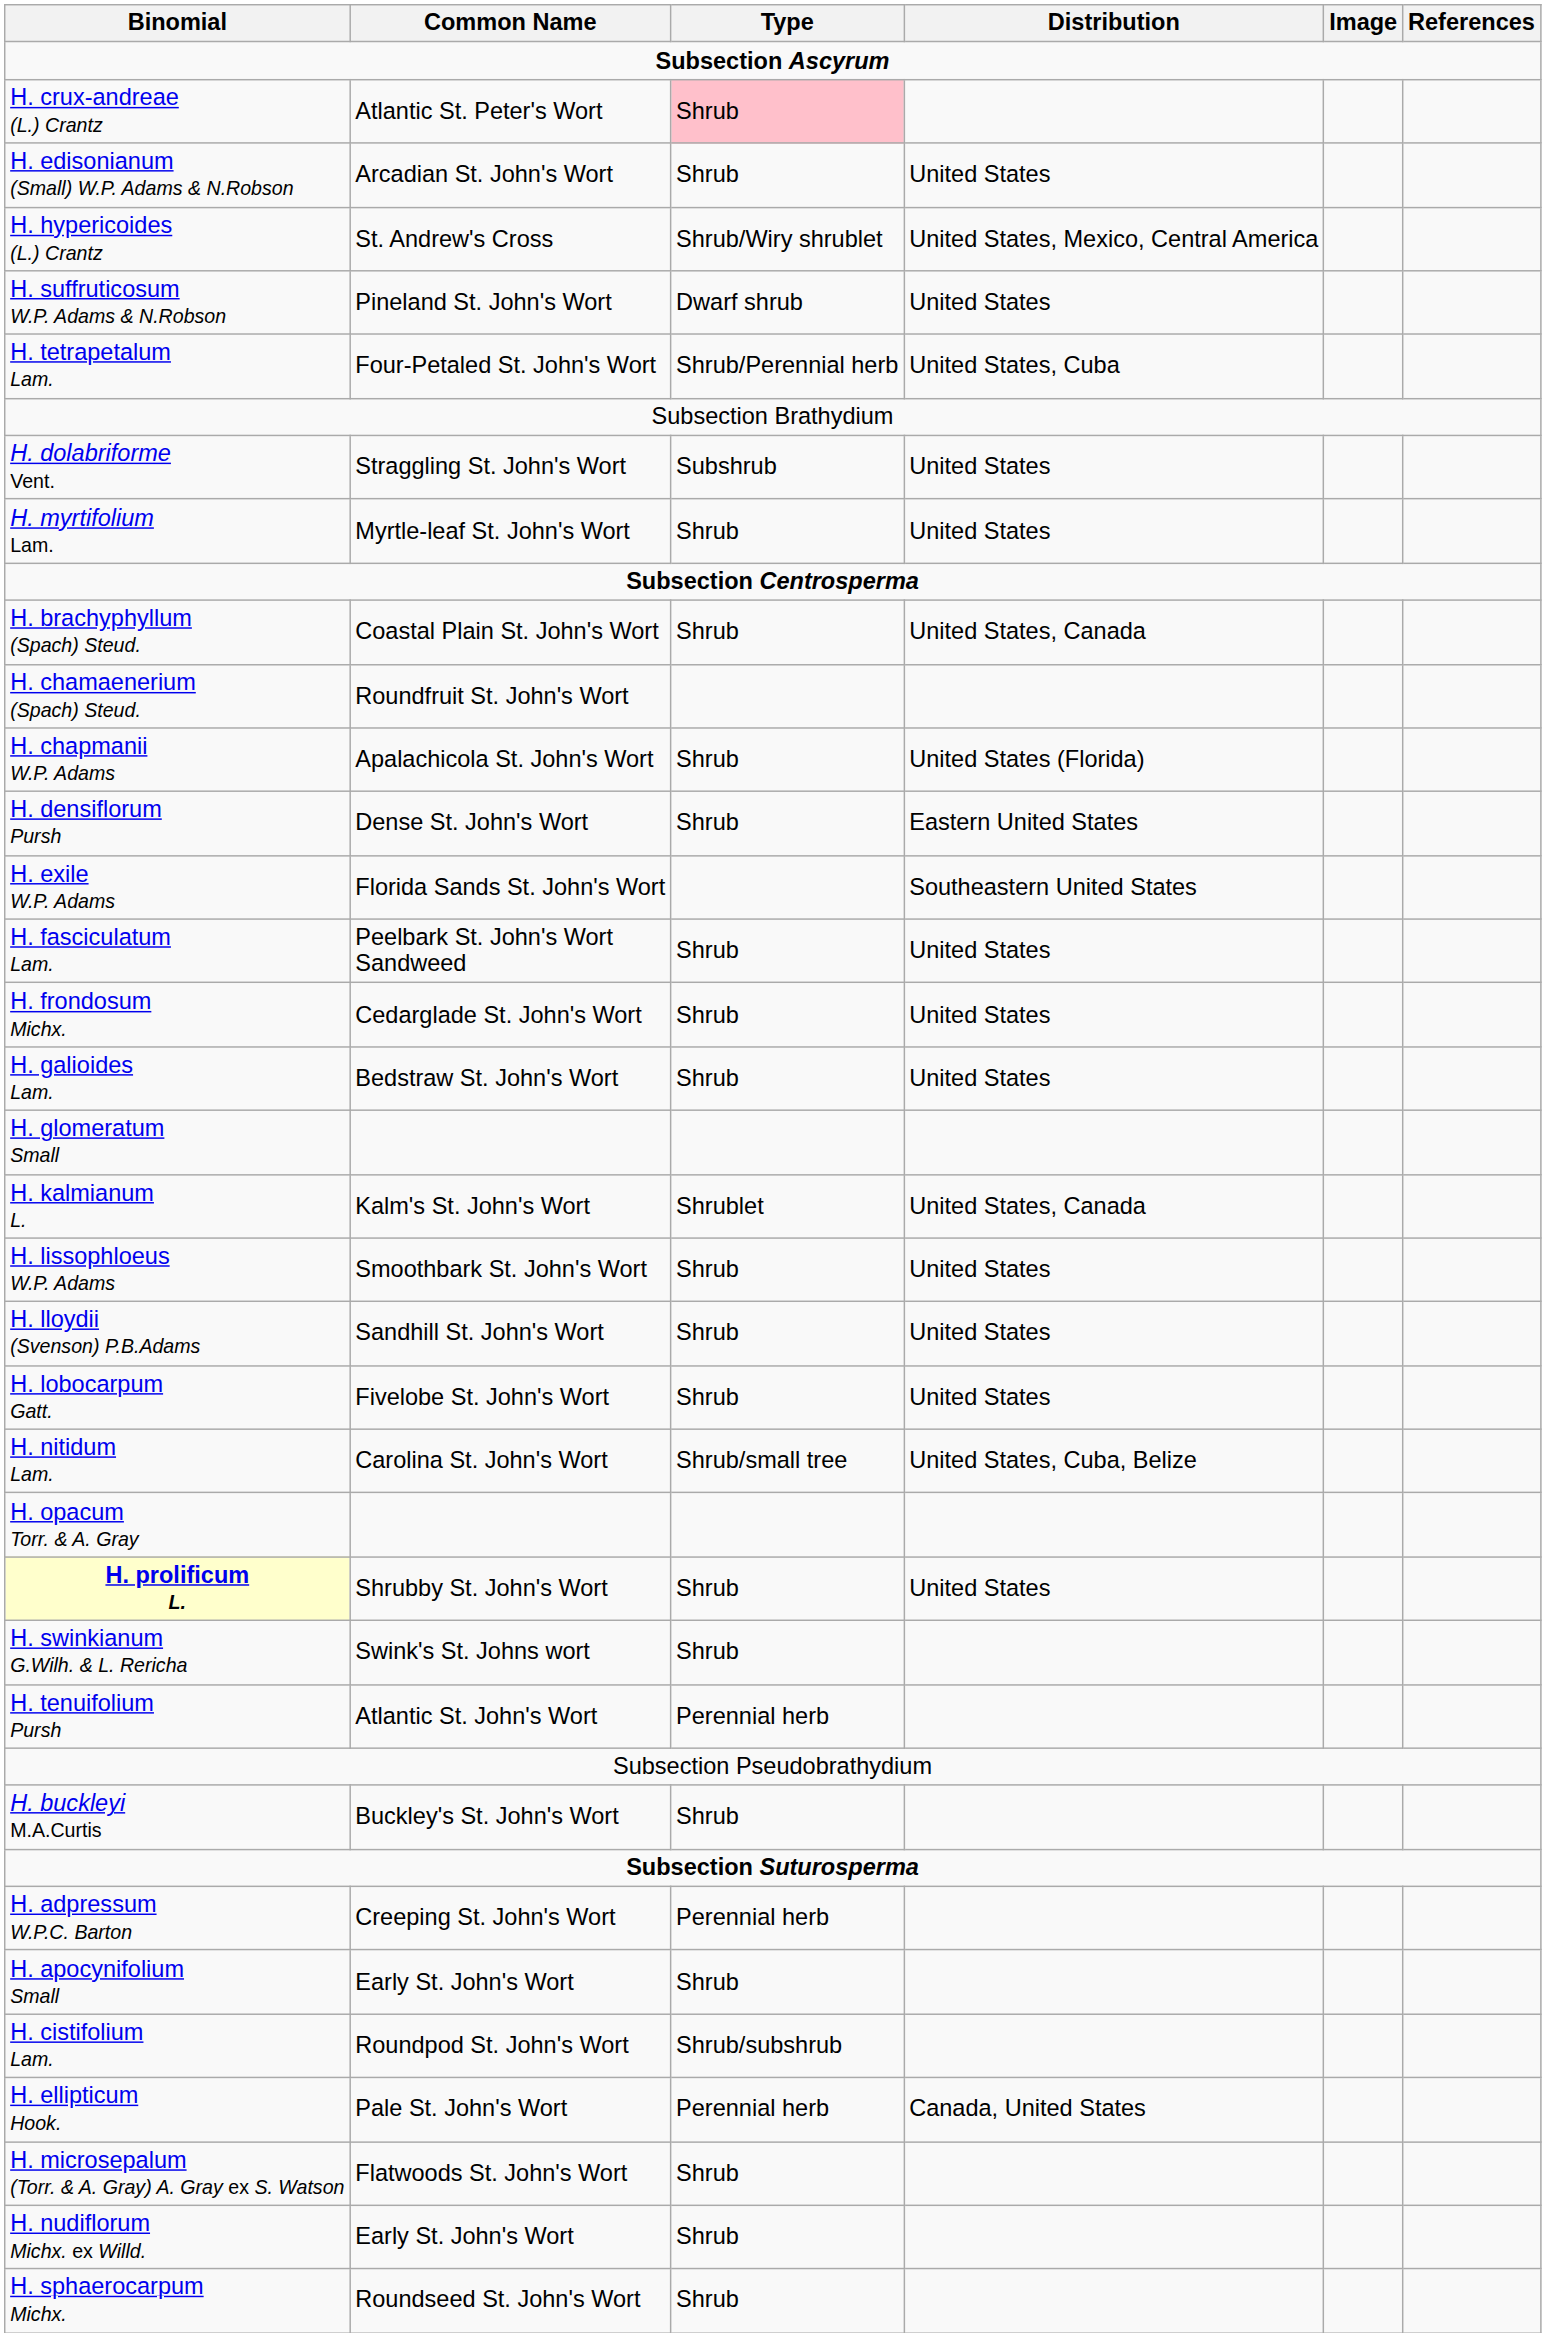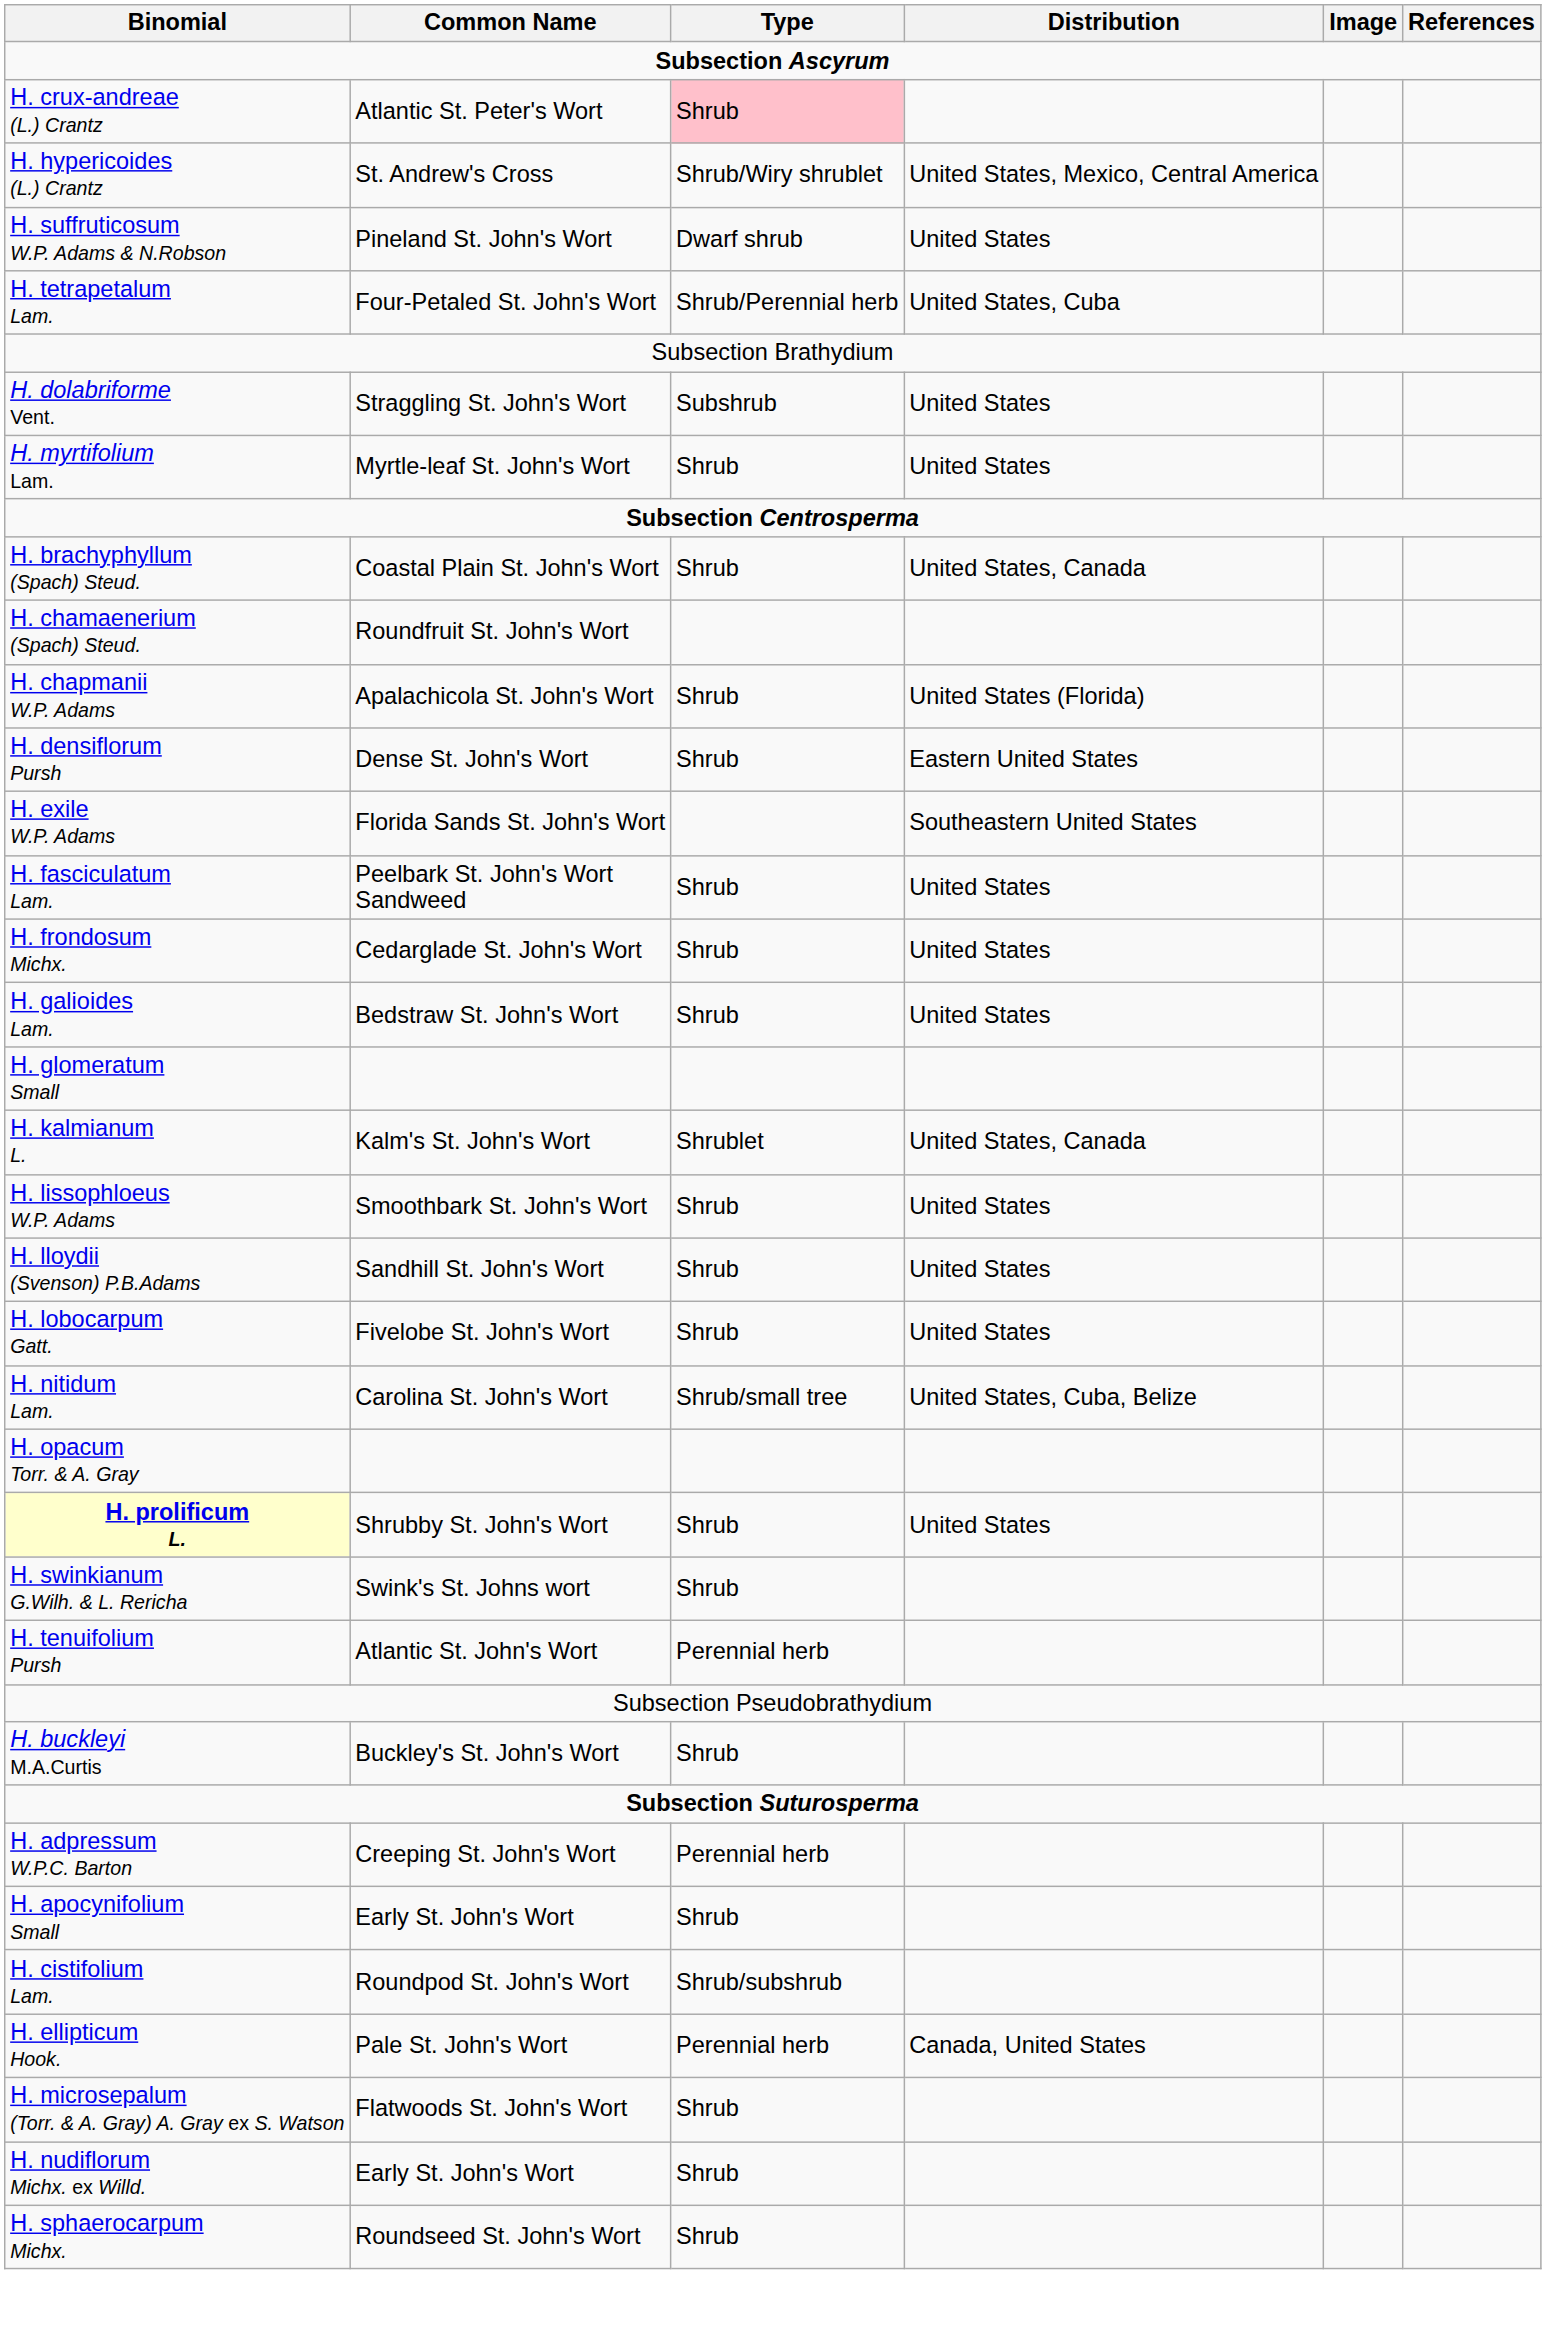- row: (152, 174)
